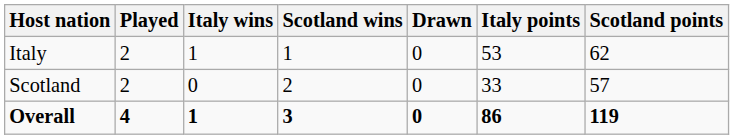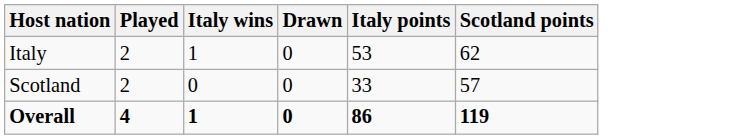- column: (343, 20)
